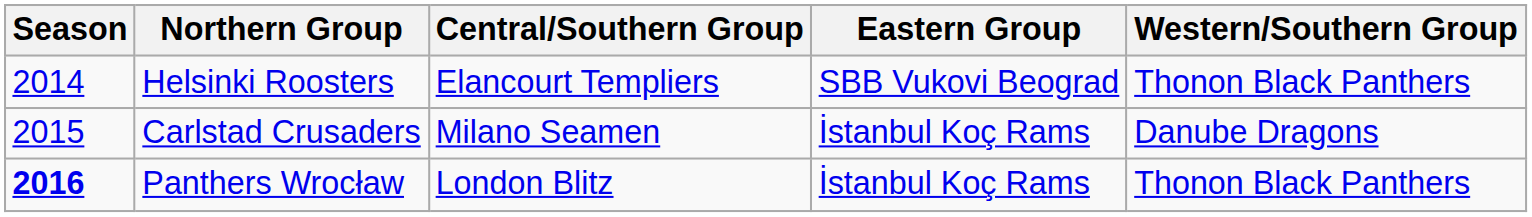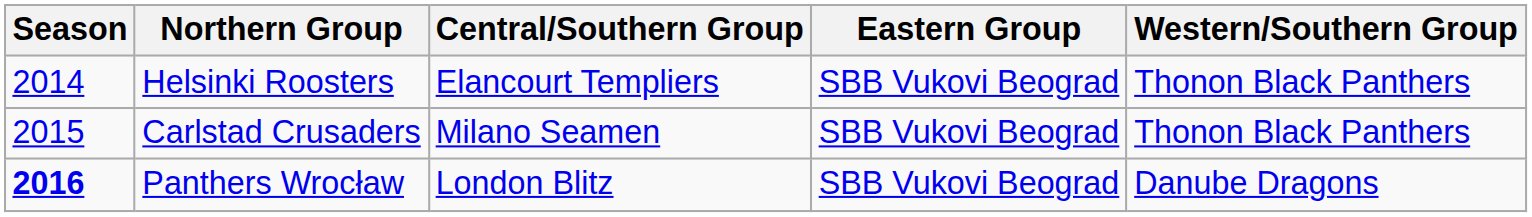(954, 132) İstanbul Koç Rams -> (969, 132) SBB Vukovi Beograd
(1256, 132) Danube Dragons -> (1302, 132) Thonon Black Panthers
(954, 183) İstanbul Koç Rams -> (969, 183) SBB Vukovi Beograd
(1302, 183) Thonon Black Panthers -> (1256, 183) Danube Dragons
